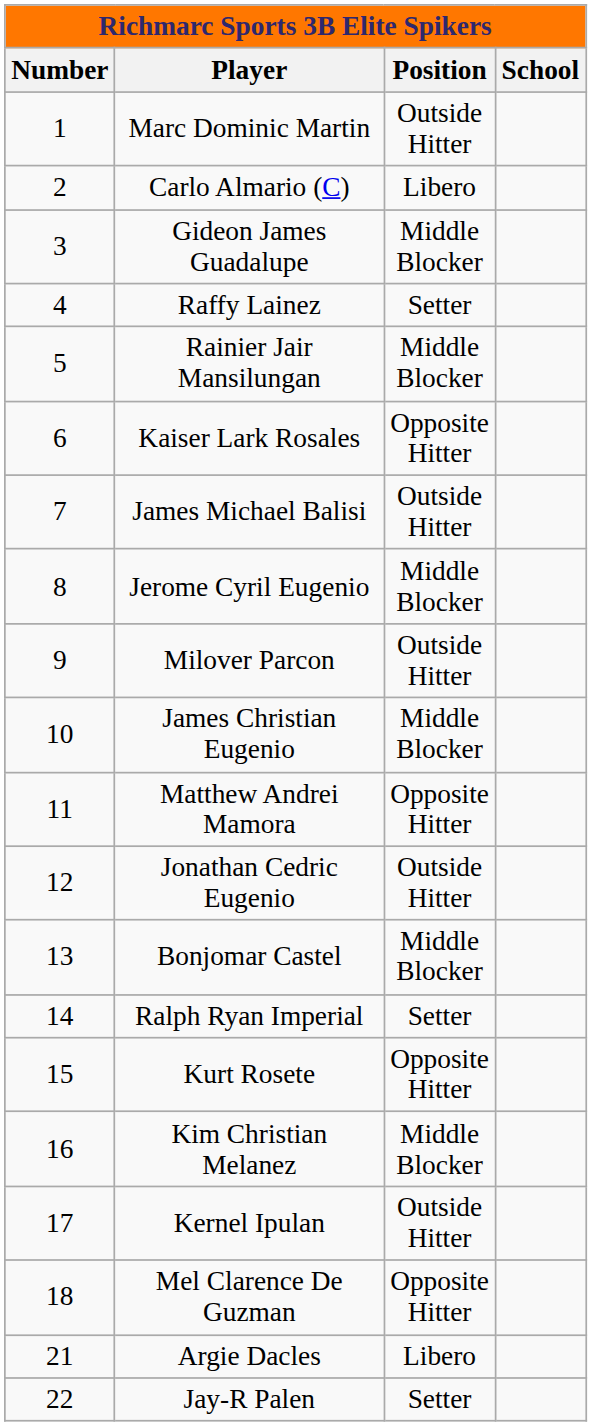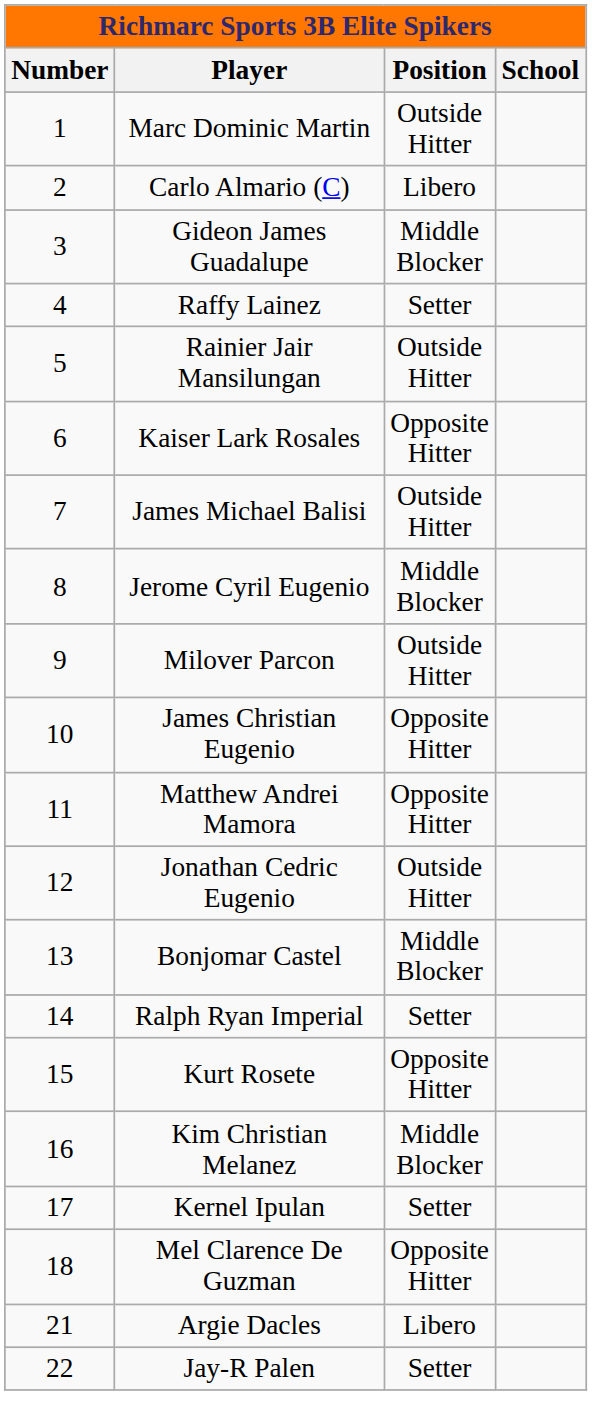(440, 363) Middle Blocker -> (440, 363) Outside Hitter
(440, 734) Middle Blocker -> (440, 734) Opposite Hitter
(440, 1222) Outside Hitter -> (440, 1207) Setter
